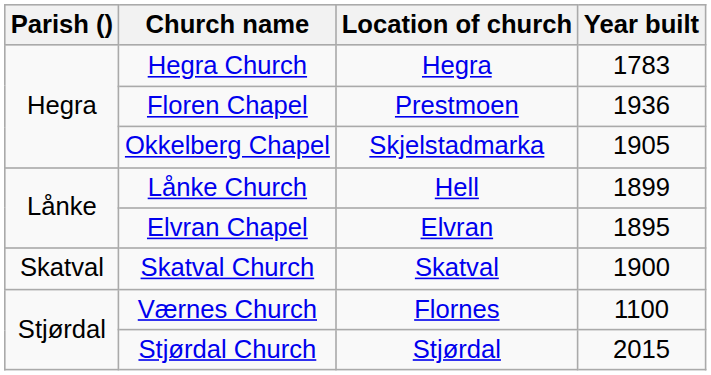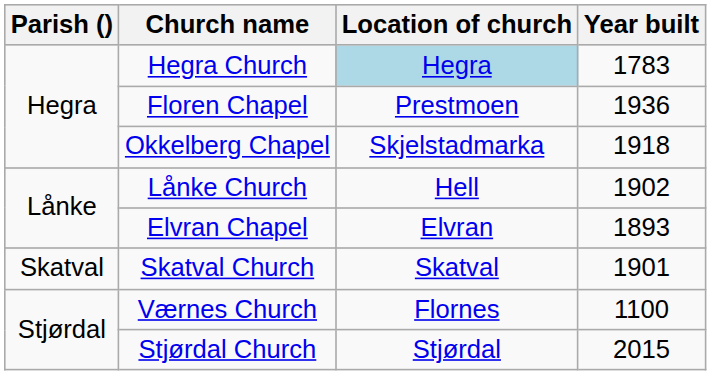(457, 65) no background -> (457, 65) lightblue background
(641, 146) 1905 -> (641, 146) 1918
(641, 187) 1899 -> (641, 187) 1902
(641, 227) 1895 -> (641, 227) 1893
(641, 268) 1900 -> (641, 268) 1901
